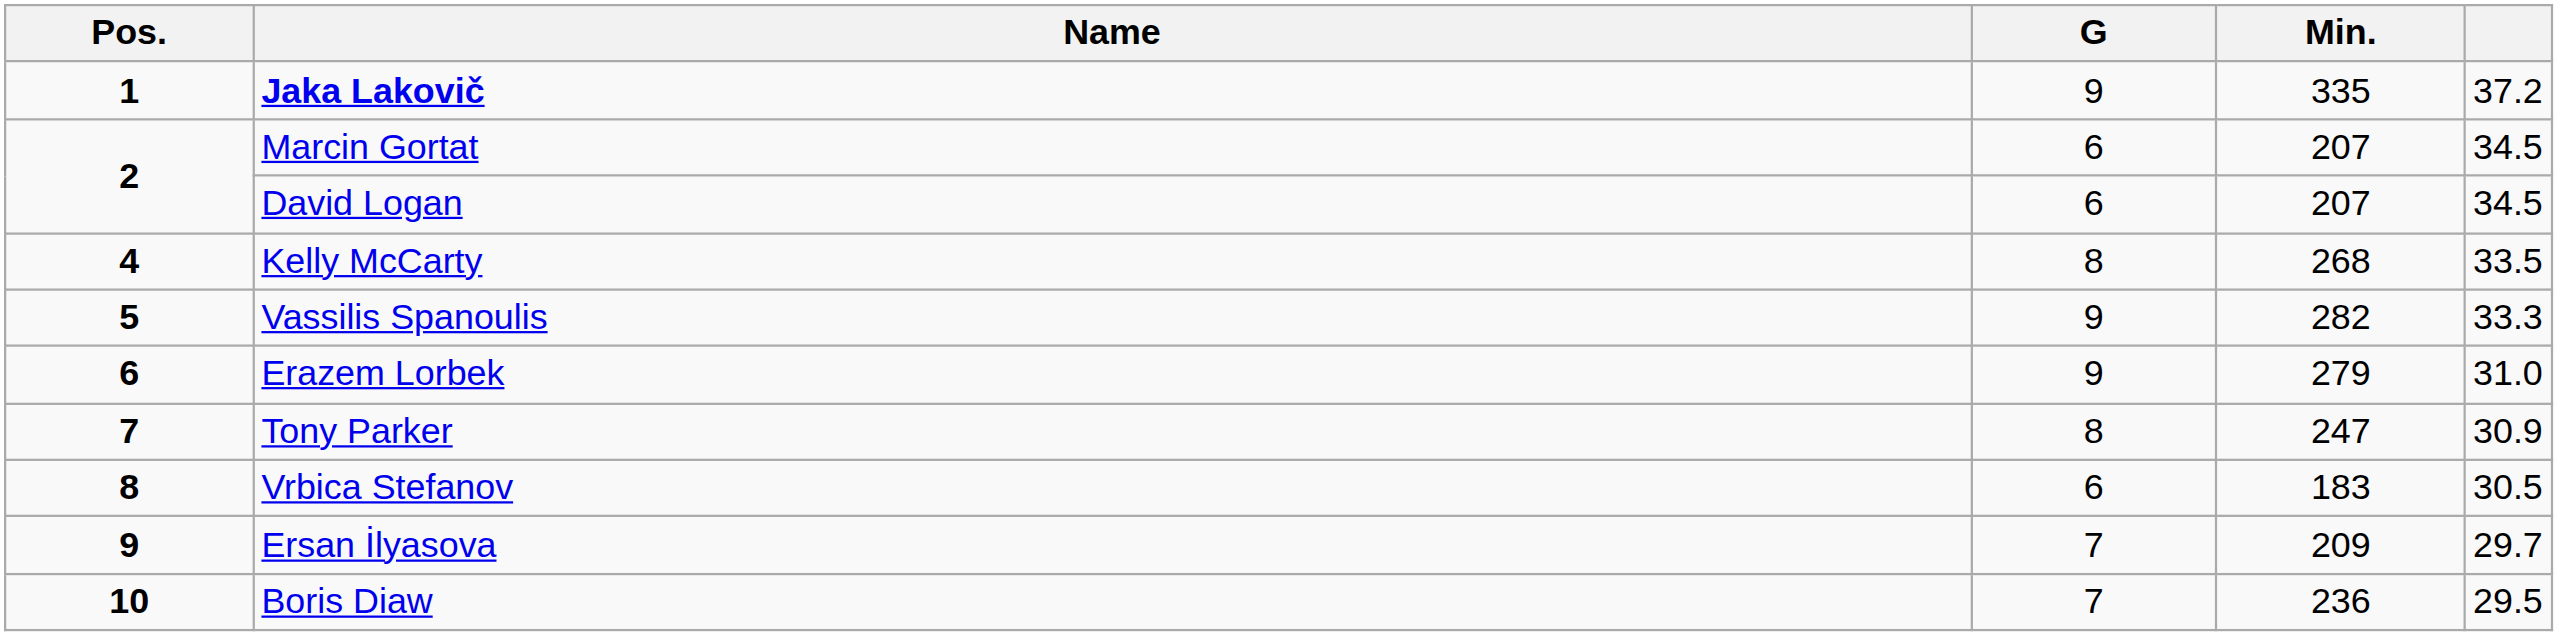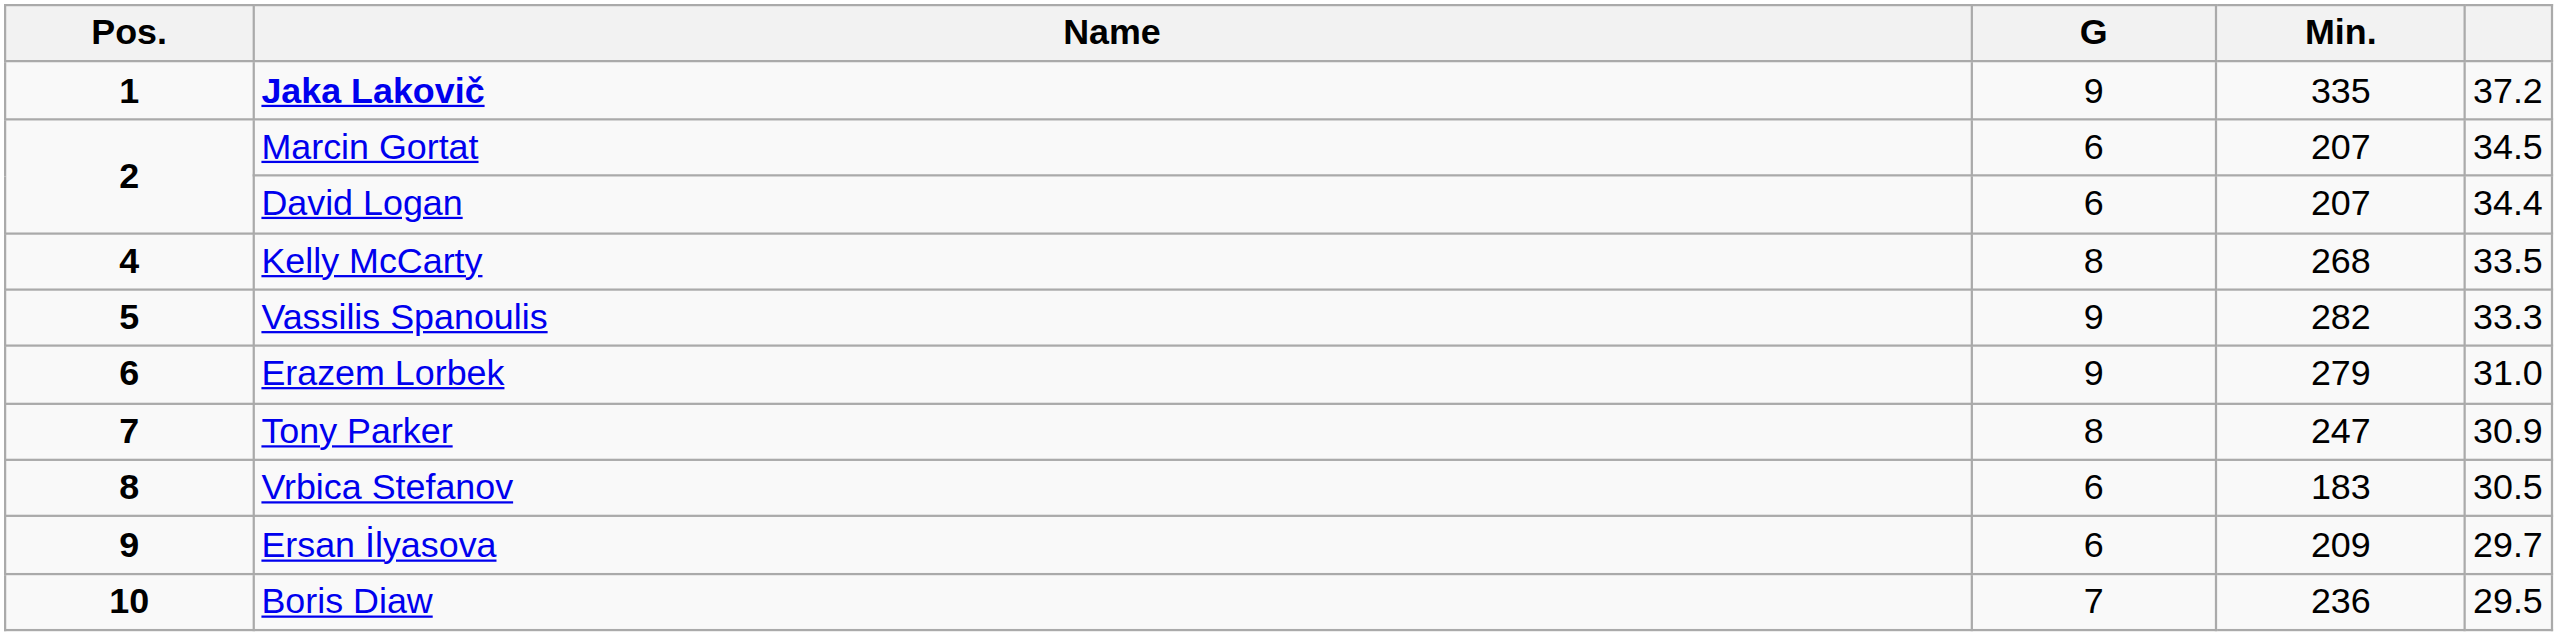(2508, 203) 34.5 -> (2508, 203) 34.4
(2094, 544) 7 -> (2094, 544) 6
